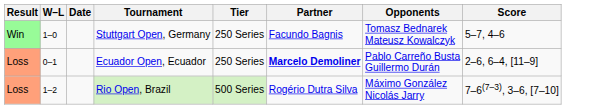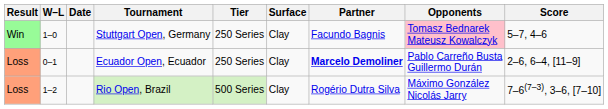+ column: (288, 12)
(410, 34) no background -> (452, 34) pink background
